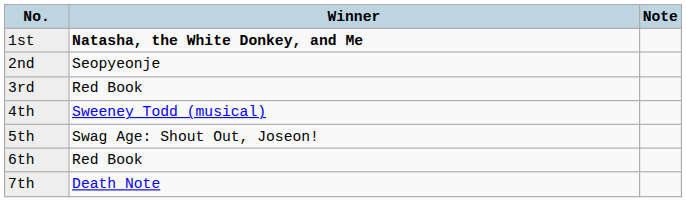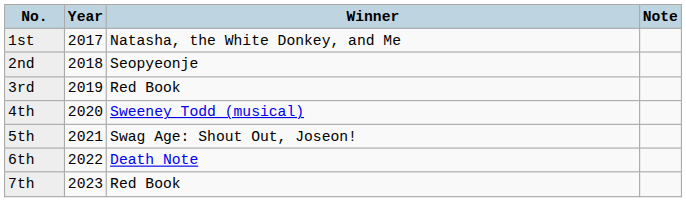+ column: (85, 17)
(218, 40) bold -> (256, 40) normal
(107, 160) Red Book -> (154, 160) Death Note
(116, 184) Death Note -> (145, 184) Red Book
